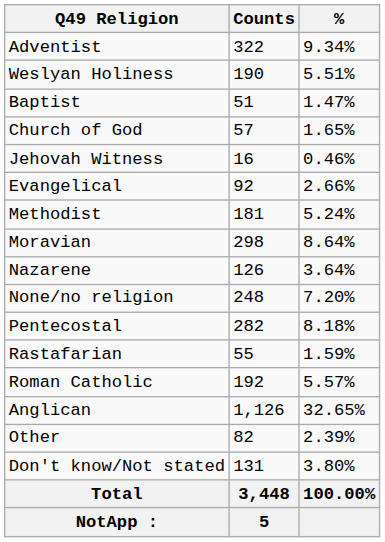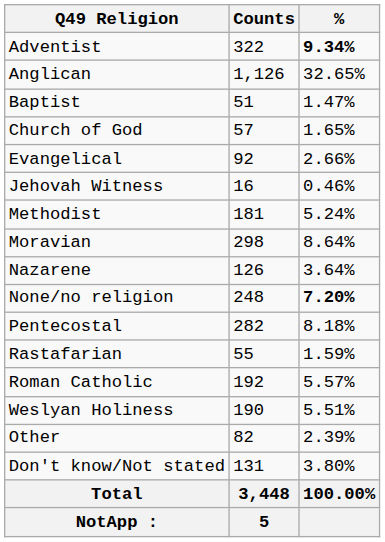(329, 47) normal -> (329, 47) bold
rows swapped: (50, 410) <-> (91, 75)
rows swapped: (65, 186) <-> (86, 158)
(329, 298) normal -> (329, 298) bold
